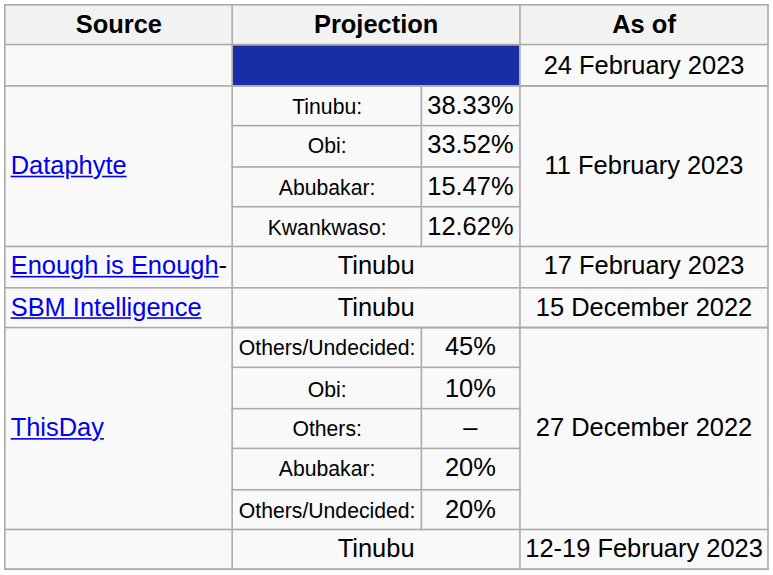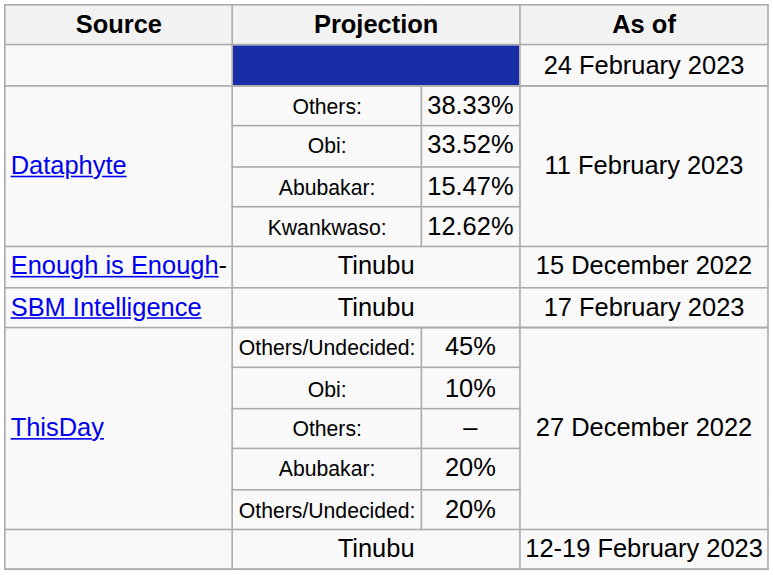(327, 106) Tinubu: -> (327, 106) Others:
(644, 266) 17 February 2023 -> (644, 266) 15 December 2022
(644, 307) 15 December 2022 -> (644, 307) 17 February 2023
